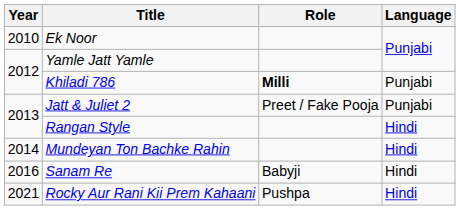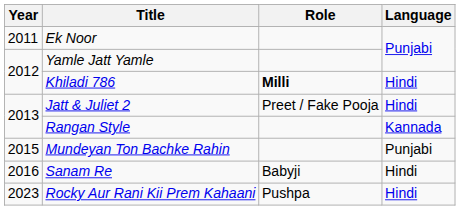(23, 37) 2010 -> (23, 37) 2011
(409, 82) Punjabi -> (401, 82) Hindi
(409, 104) Punjabi -> (401, 104) Hindi
(401, 127) Hindi -> (413, 127) Kannada
(23, 149) 2014 -> (23, 149) 2015
(401, 149) Hindi -> (409, 149) Punjabi
(23, 194) 2021 -> (23, 194) 2023
